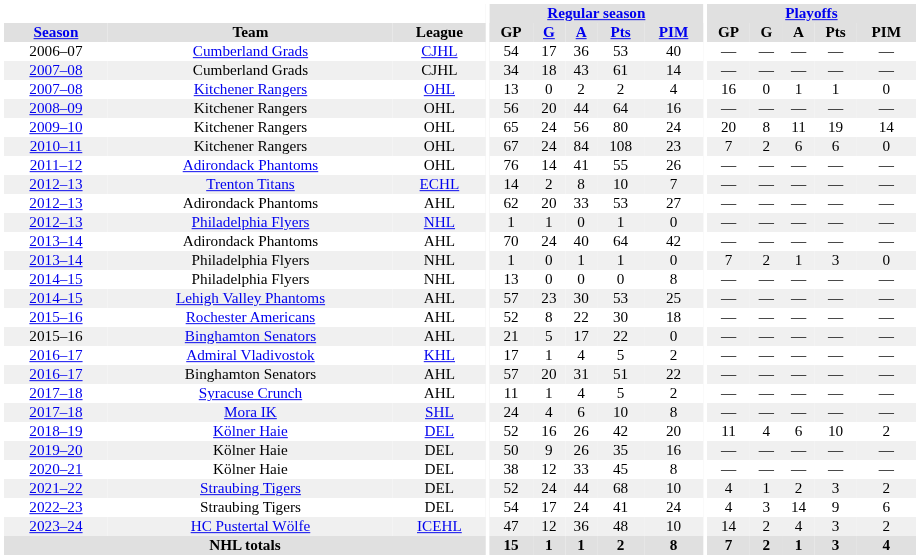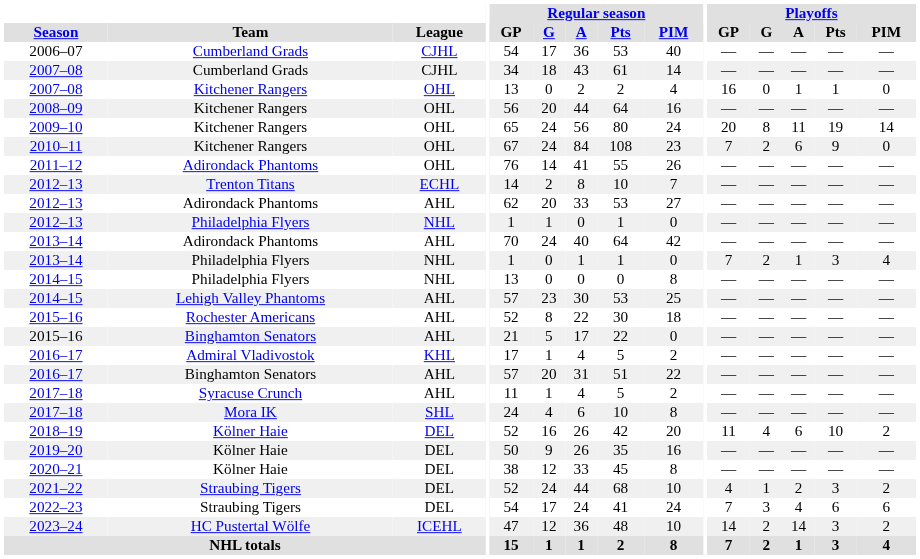(836, 146) 6 -> (836, 146) 9
(886, 260) 0 -> (886, 260) 4
(729, 507) 4 -> (729, 507) 7
(799, 507) 14 -> (799, 507) 4
(836, 507) 9 -> (836, 507) 6
(799, 526) 4 -> (799, 526) 14
